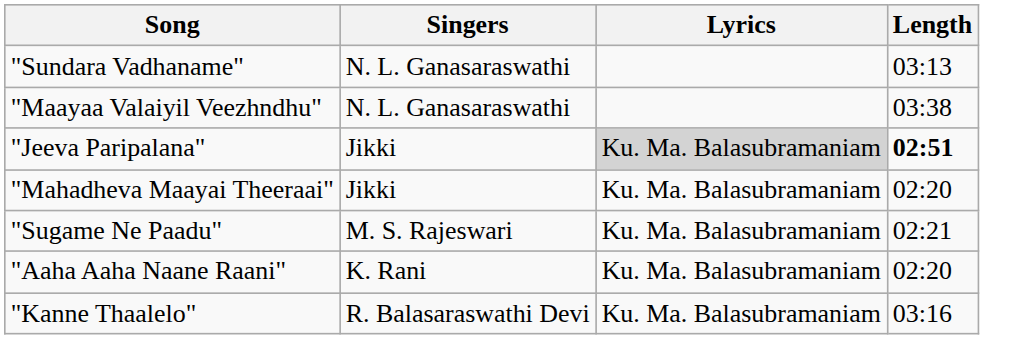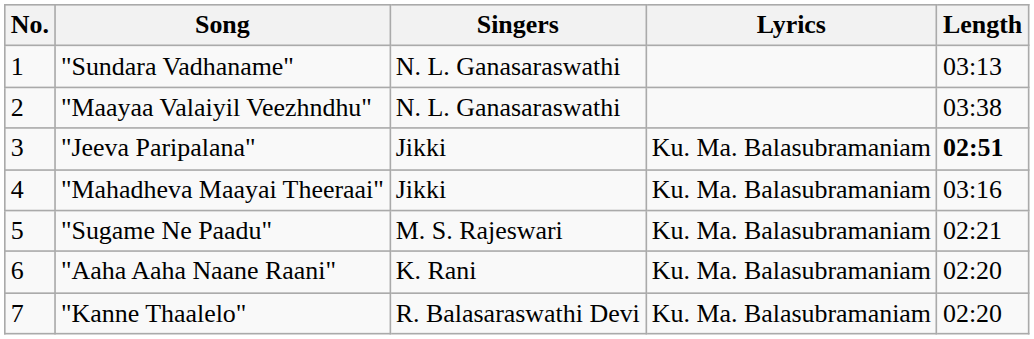+ column: (30, 25)
(741, 148) lightgrey background -> (791, 148) no background
(922, 189) 02:20 -> (973, 189) 03:16
(922, 312) 03:16 -> (973, 312) 02:20
